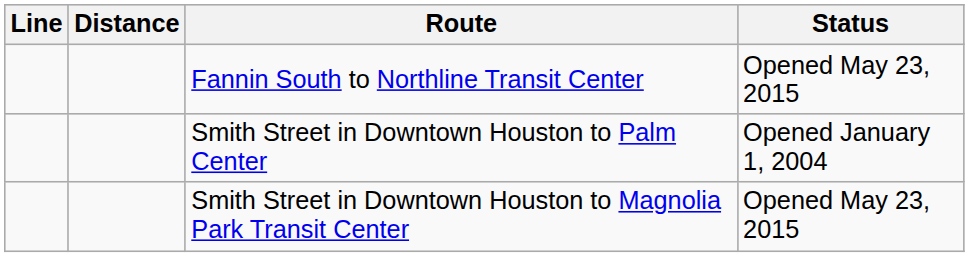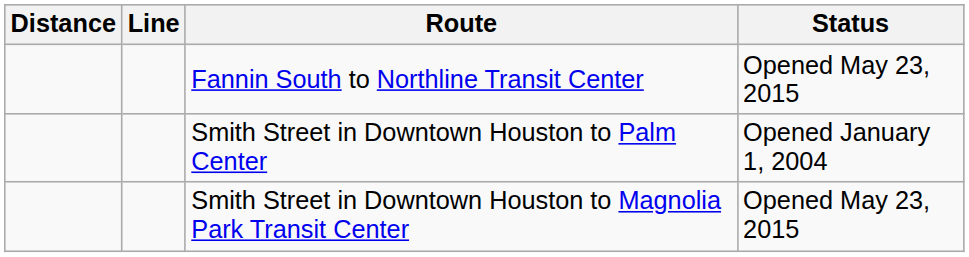columns swapped: (37, 24) <-> (127, 24)
